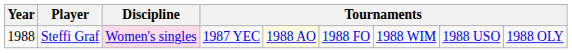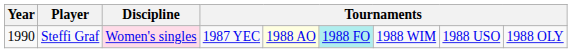(21, 36) 1988 -> (21, 36) 1990
(346, 36) no background -> (346, 36) paleturquoise background
